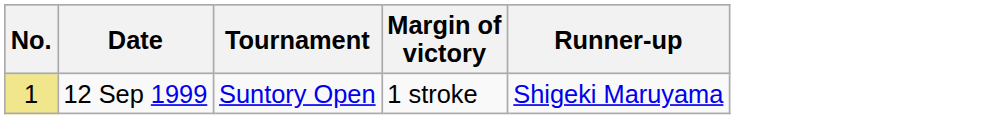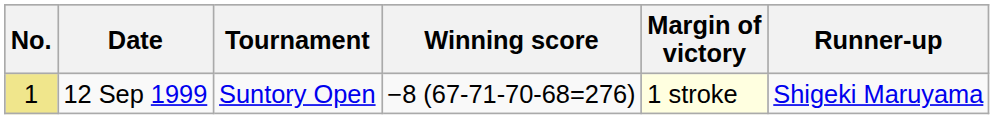+ column: (511, 39)
(432, 94) no background -> (692, 94) lightyellow background
